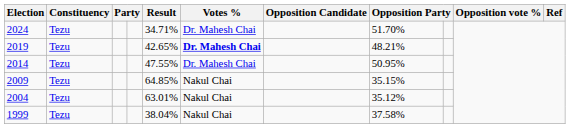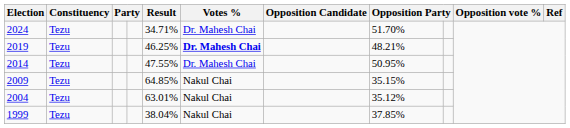(161, 47) 42.65% -> (161, 47) 46.25%
(388, 115) 37.58% -> (388, 115) 37.85%
